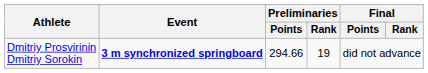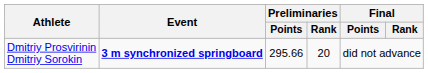(286, 54) 294.66 -> (286, 54) 295.66
(324, 54) 19 -> (324, 54) 20
